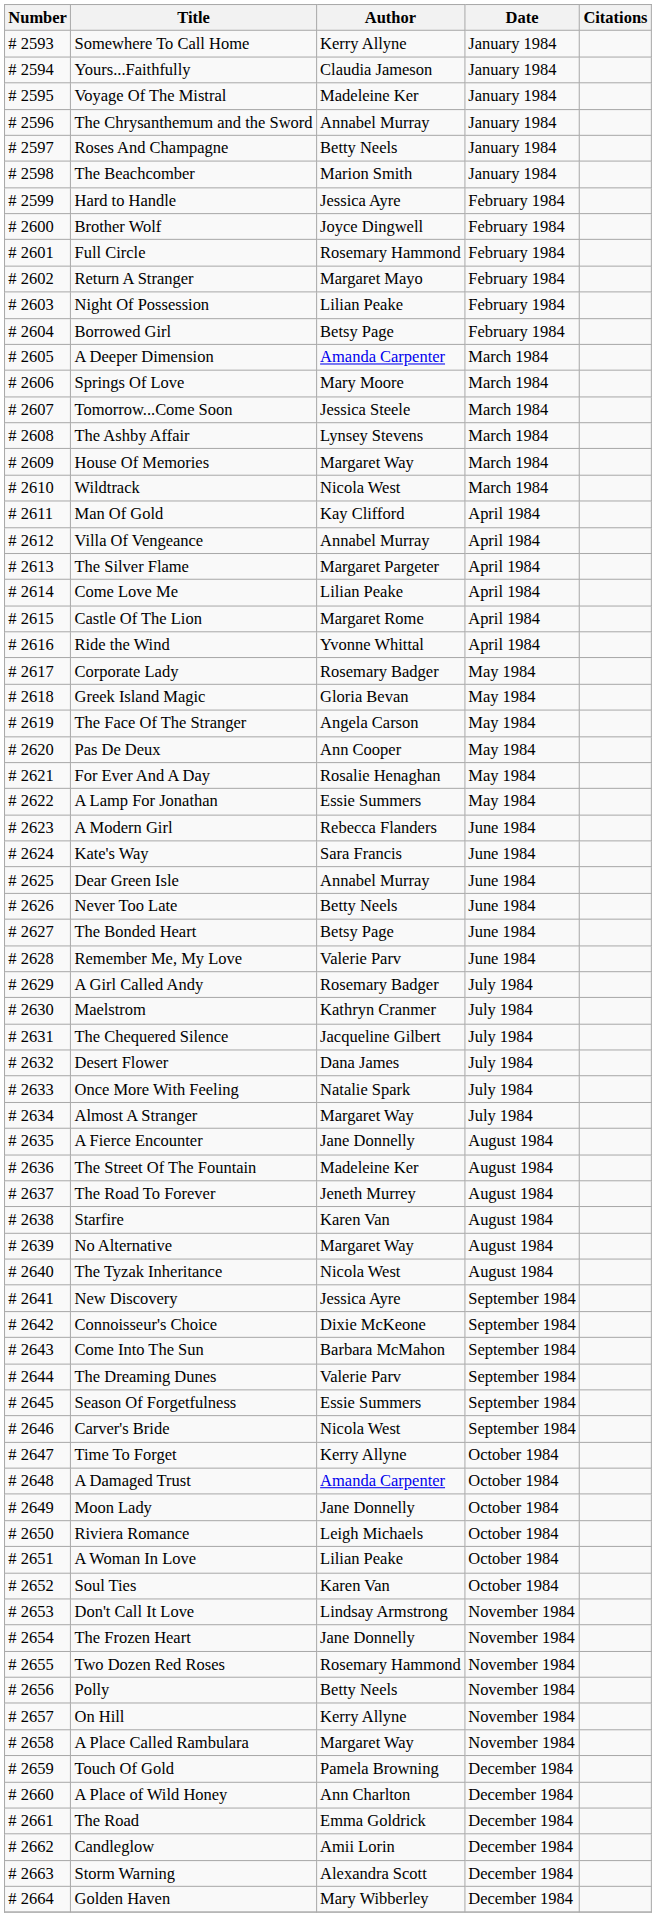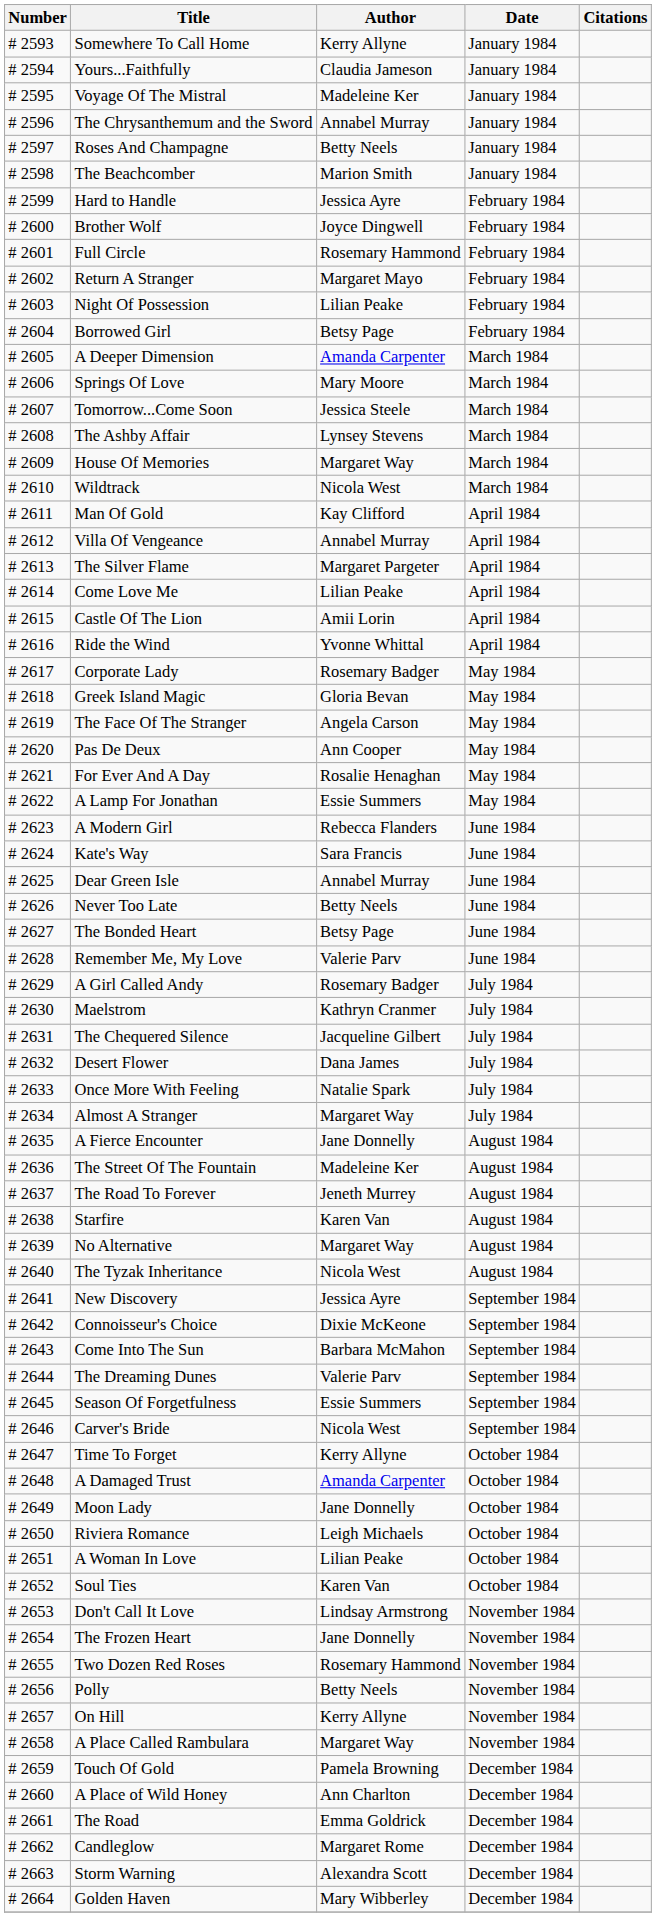(372, 618) Margaret Rome -> (357, 618) Amii Lorin
(357, 1847) Amii Lorin -> (372, 1847) Margaret Rome
